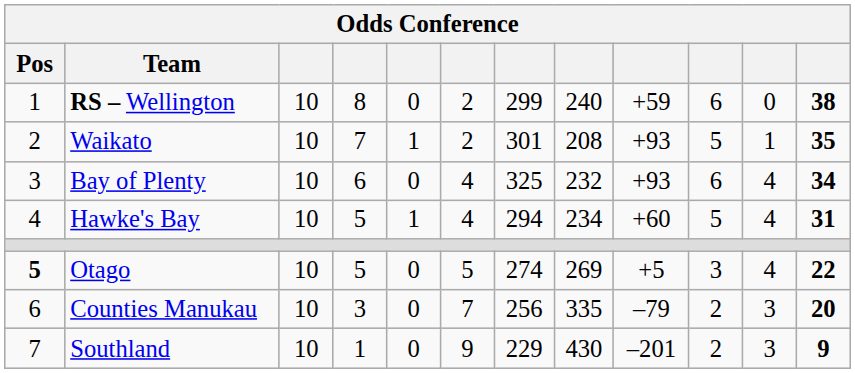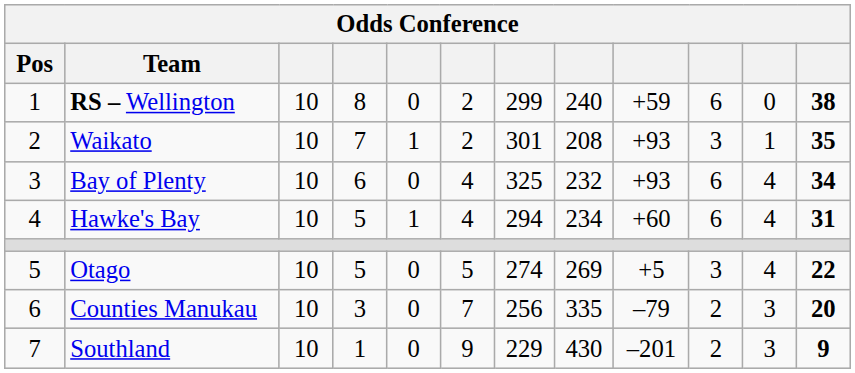(716, 141) 5 -> (716, 141) 3
(716, 219) 5 -> (716, 219) 6
(35, 269) bold -> (35, 269) normal
